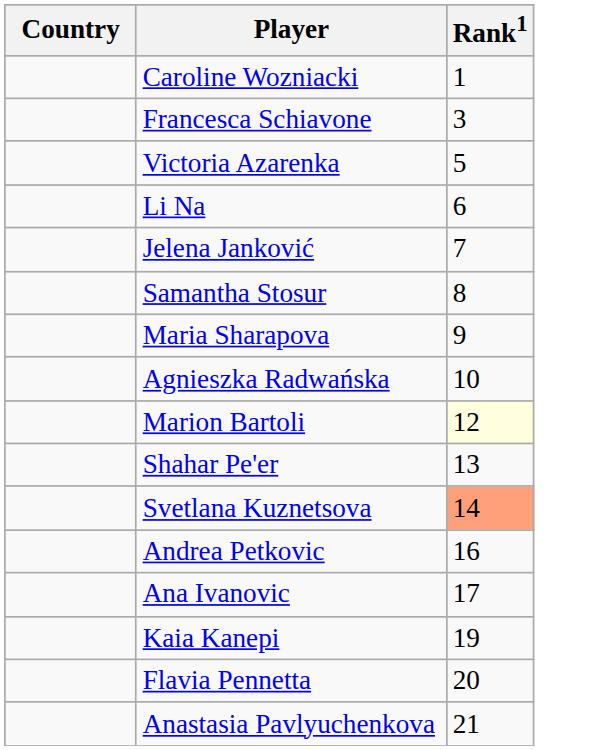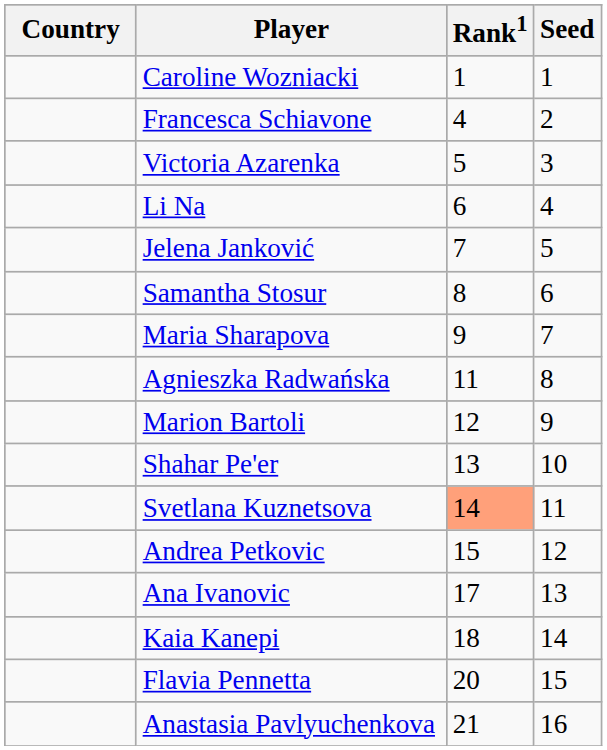+ column: (567, 29)
(459, 119) 3 -> (459, 119) 4
(466, 378) 10 -> (466, 378) 11
(466, 421) lightyellow background -> (466, 421) no background
(466, 551) 16 -> (466, 551) 15
(466, 637) 19 -> (466, 637) 18
